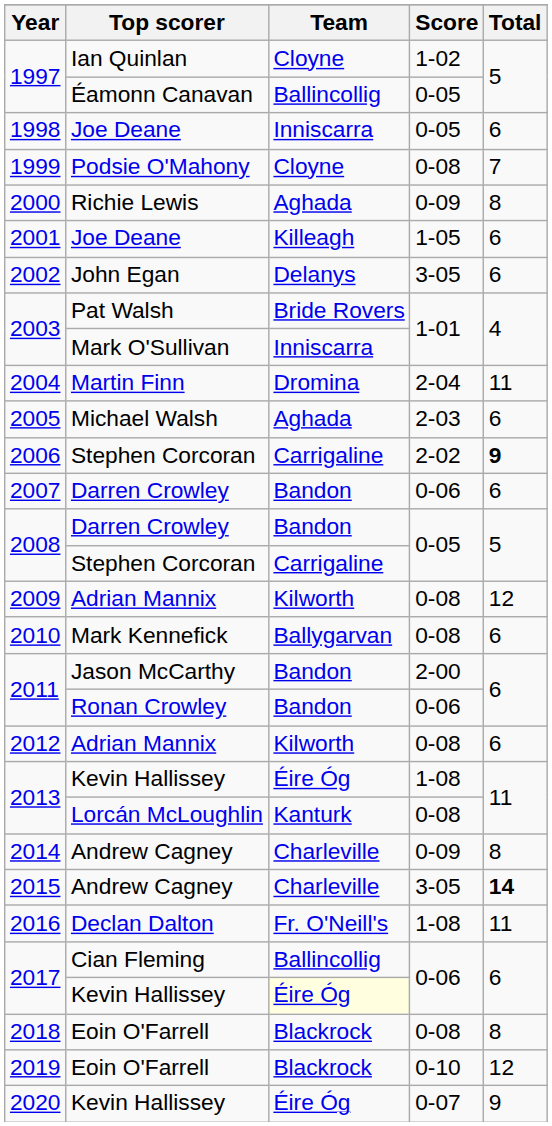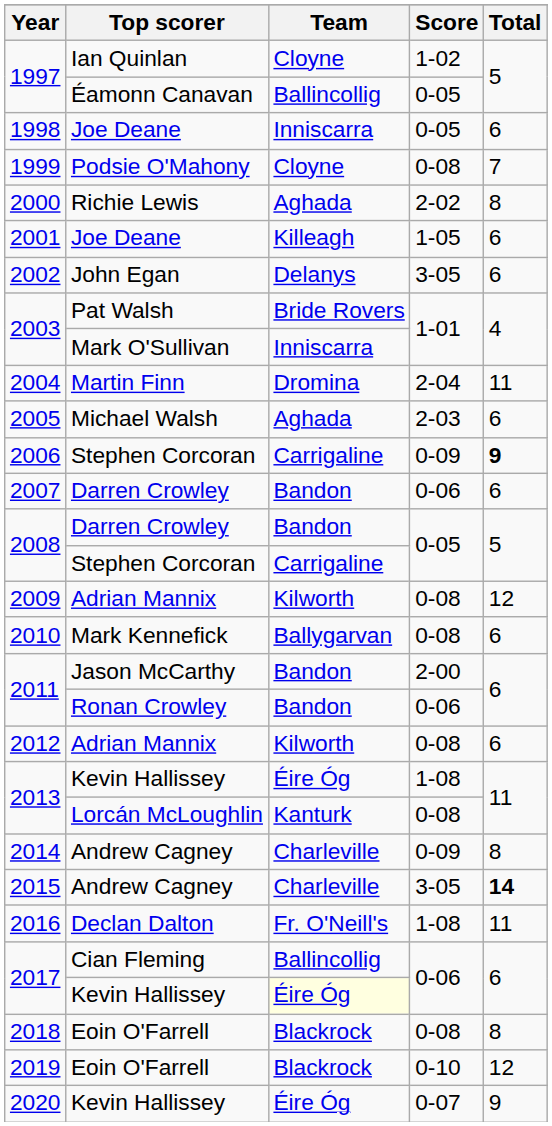(438, 202) 0-09 -> (438, 202) 2-02
(438, 454) 2-02 -> (438, 454) 0-09
